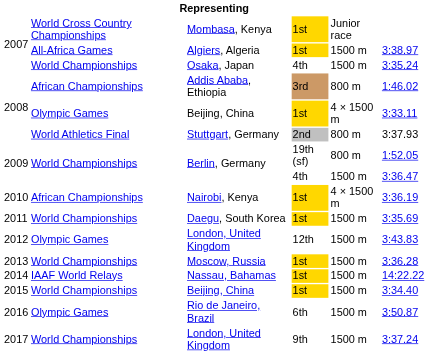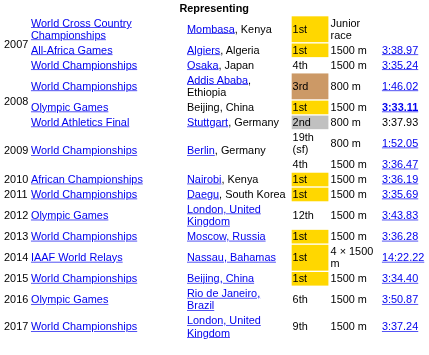(87, 86) African Championships -> (84, 86) World Championships
(352, 113) 4 × 1500 m -> (349, 107) 1500 m
(400, 113) normal -> (400, 107) bold
(352, 198) 4 × 1500 m -> (349, 179) 1500 m
(349, 276) 1500 m -> (352, 257) 4 × 1500 m
